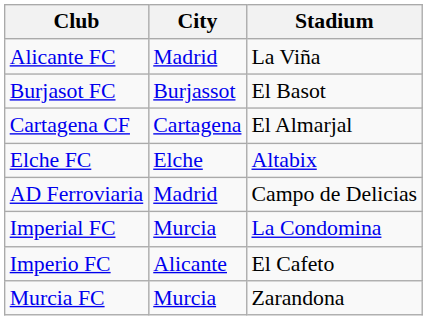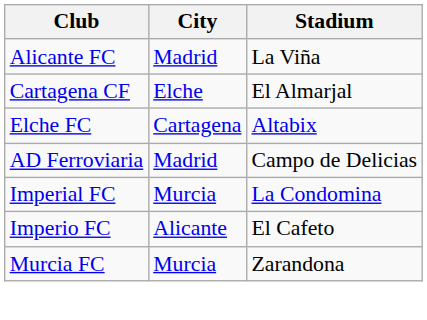- row: (63, 90)
(197, 125) Cartagena -> (178, 90) Elche
(178, 159) Elche -> (197, 125) Cartagena
